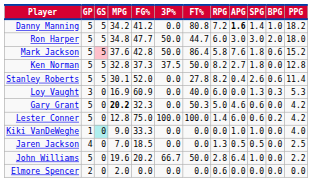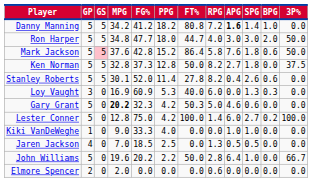columns swapped: (169, 12) <-> (296, 12)
(220, 40) 6.0 -> (215, 40) 4.0
(257, 118) 0.6 -> (252, 118) 2.7
(104, 132) paleturquoise background -> (104, 132) no background
